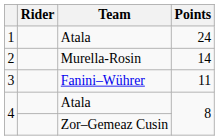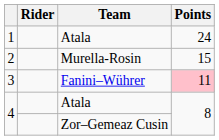(204, 59) 14 -> (204, 59) 15
(205, 80) no background -> (205, 80) pink background
